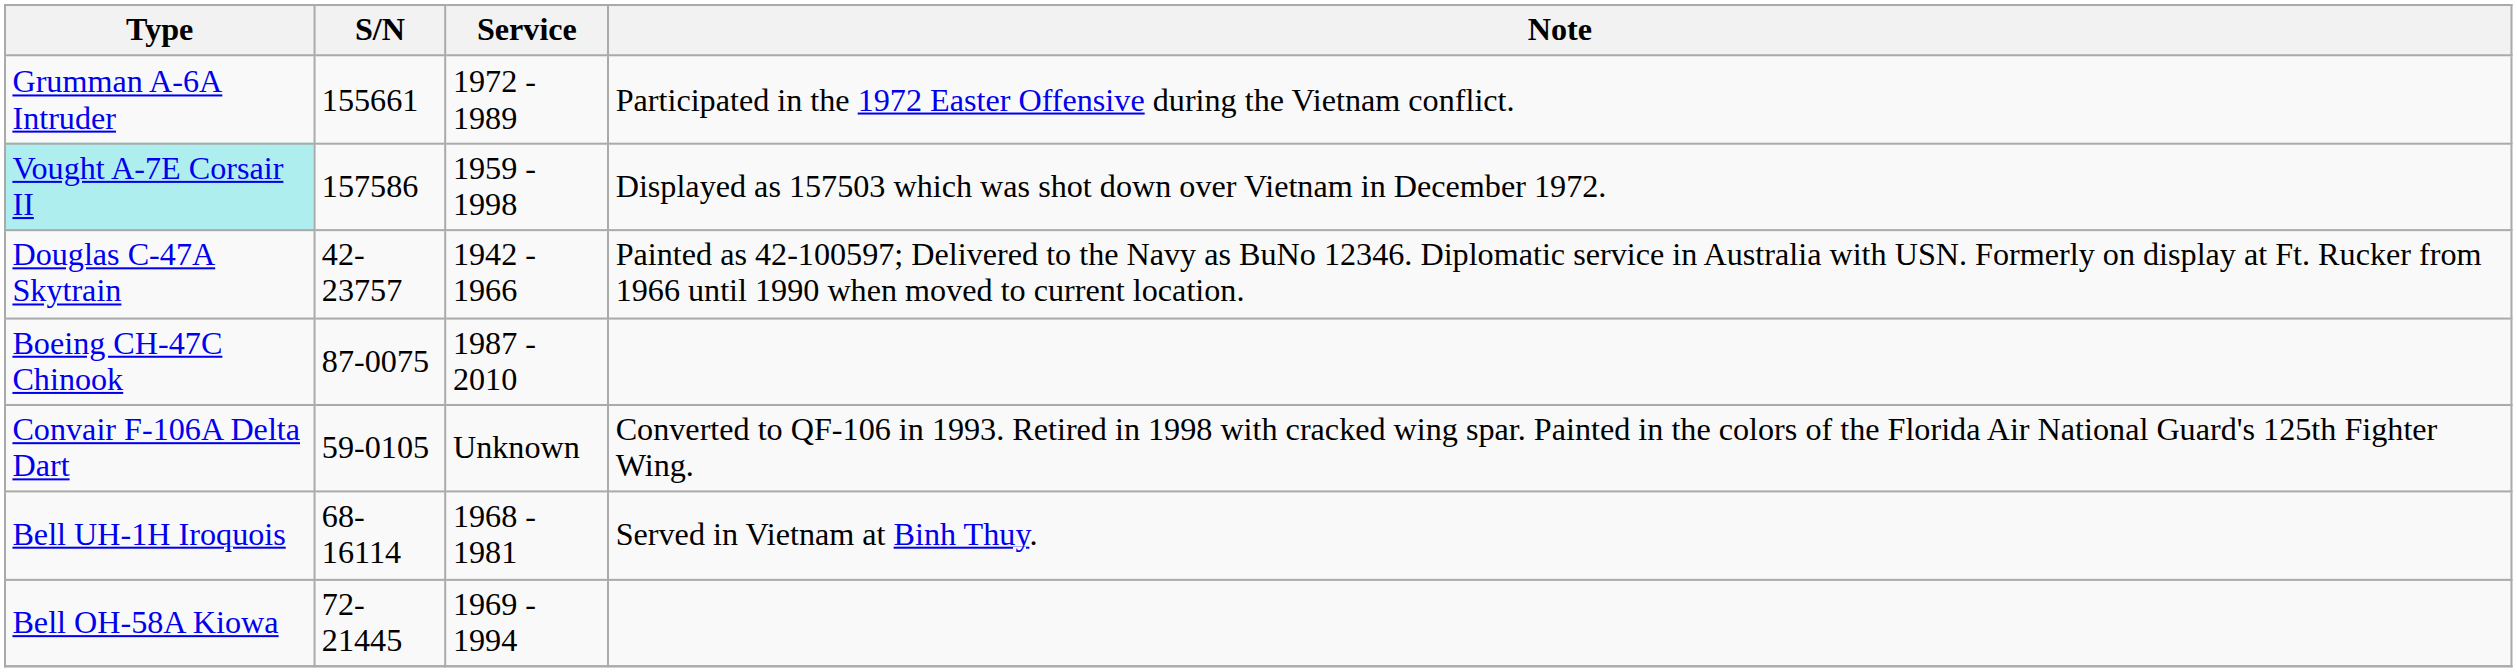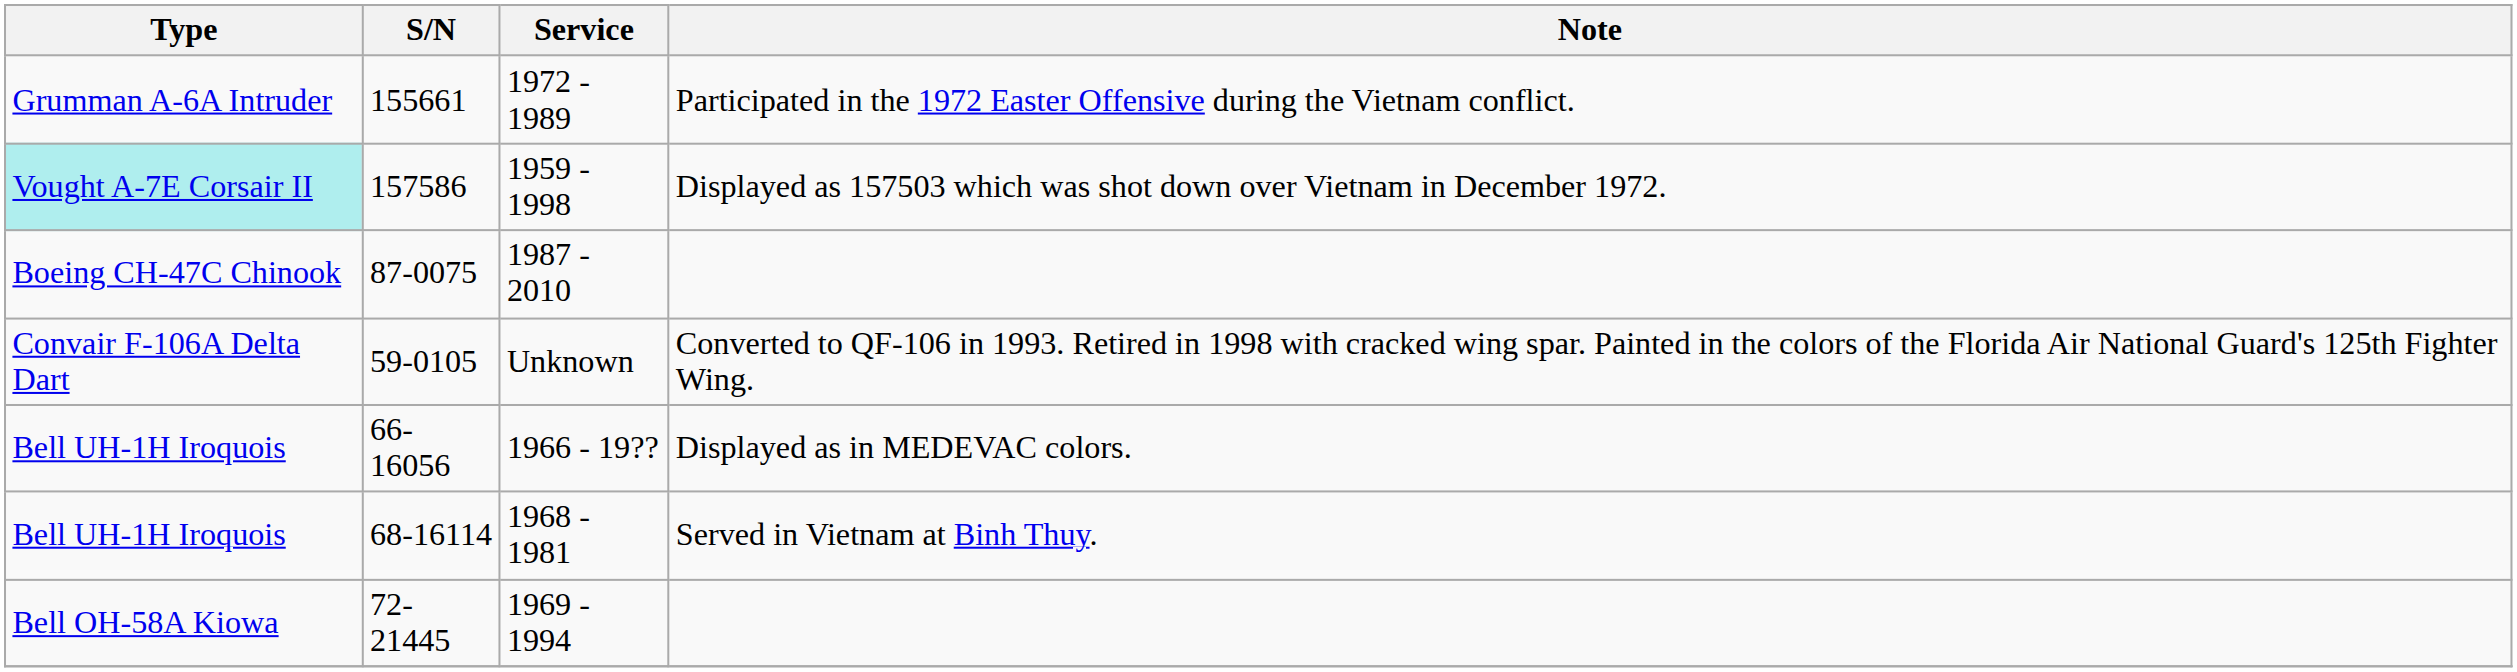- row: (362, 273)
+ row: (410, 447)
